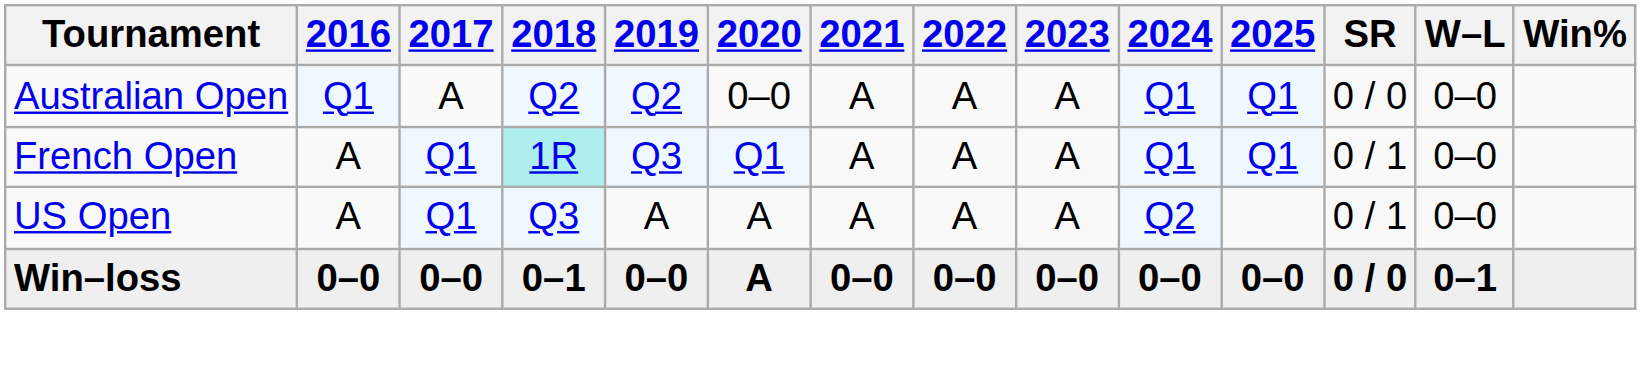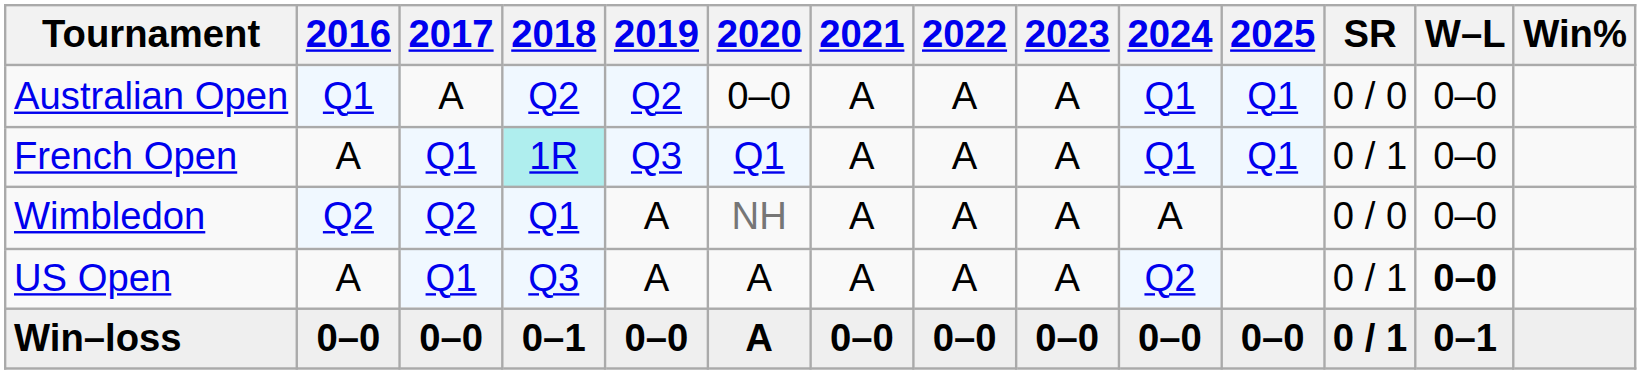+ row: (110, 216)
(1465, 216) normal -> (1465, 277) bold
(1370, 277) 0 / 0 -> (1370, 338) 0 / 1
